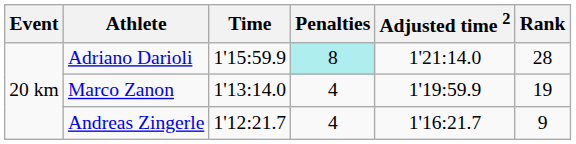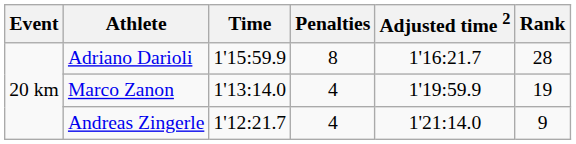(333, 58) paleturquoise background -> (333, 58) no background
(445, 58) 1'21:14.0 -> (445, 58) 1'16:21.7
(445, 123) 1'16:21.7 -> (445, 123) 1'21:14.0
